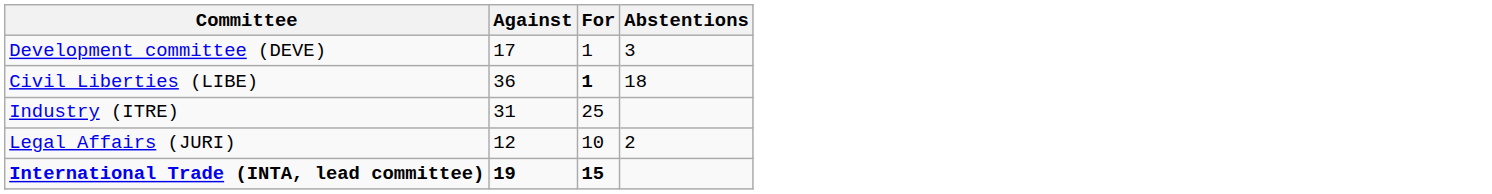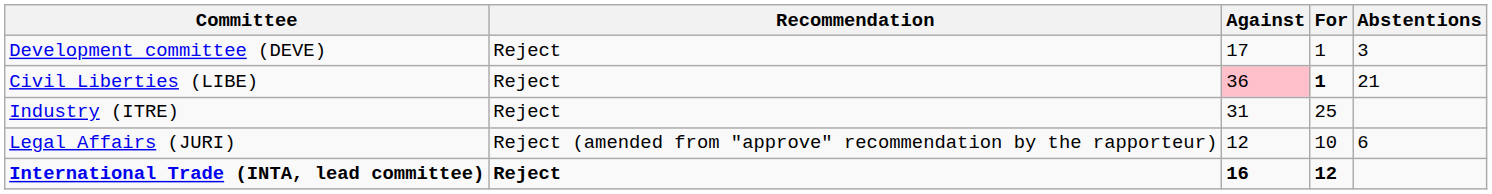+ column: (855, 20)
(505, 82) no background -> (1238, 82) pink background
(636, 82) 18 -> (1369, 82) 21
(630, 143) 2 -> (1363, 143) 6
(505, 174) 19 -> (1238, 174) 16
(593, 174) 15 -> (1326, 174) 12
